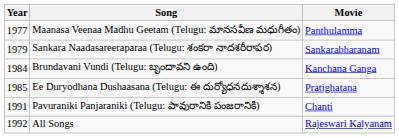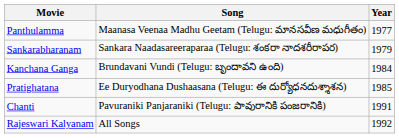columns swapped: (17, 12) <-> (348, 12)
